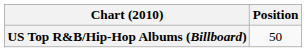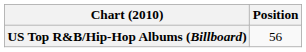(276, 36) 50 -> (276, 36) 56
